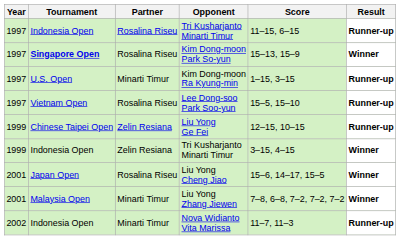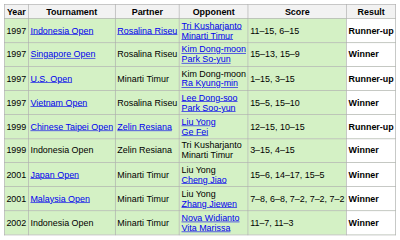(65, 55) bold -> (63, 55) normal
(371, 103) Runner-up -> (364, 103) Winner
(147, 175) Rosalina Riseu -> (143, 175) Minarti Timur
(371, 223) Runner-up -> (364, 223) Winner
